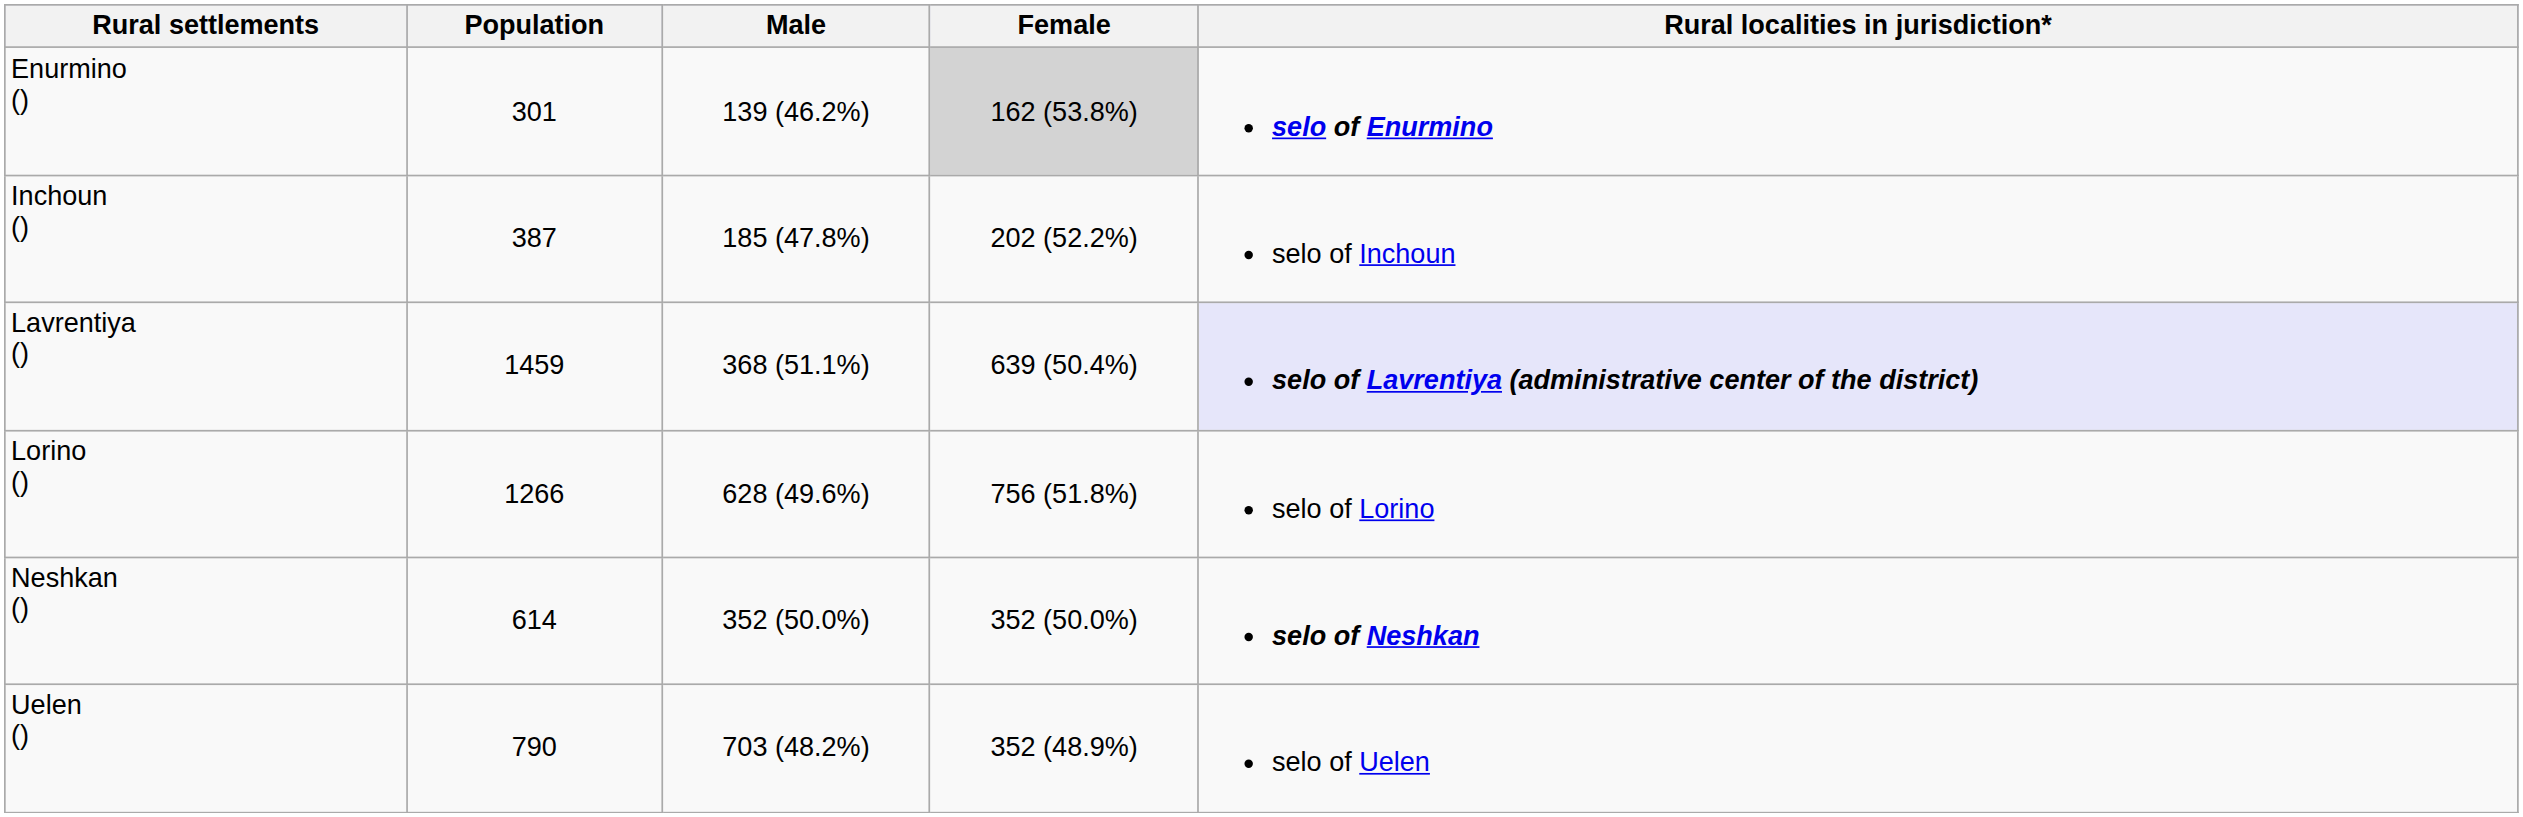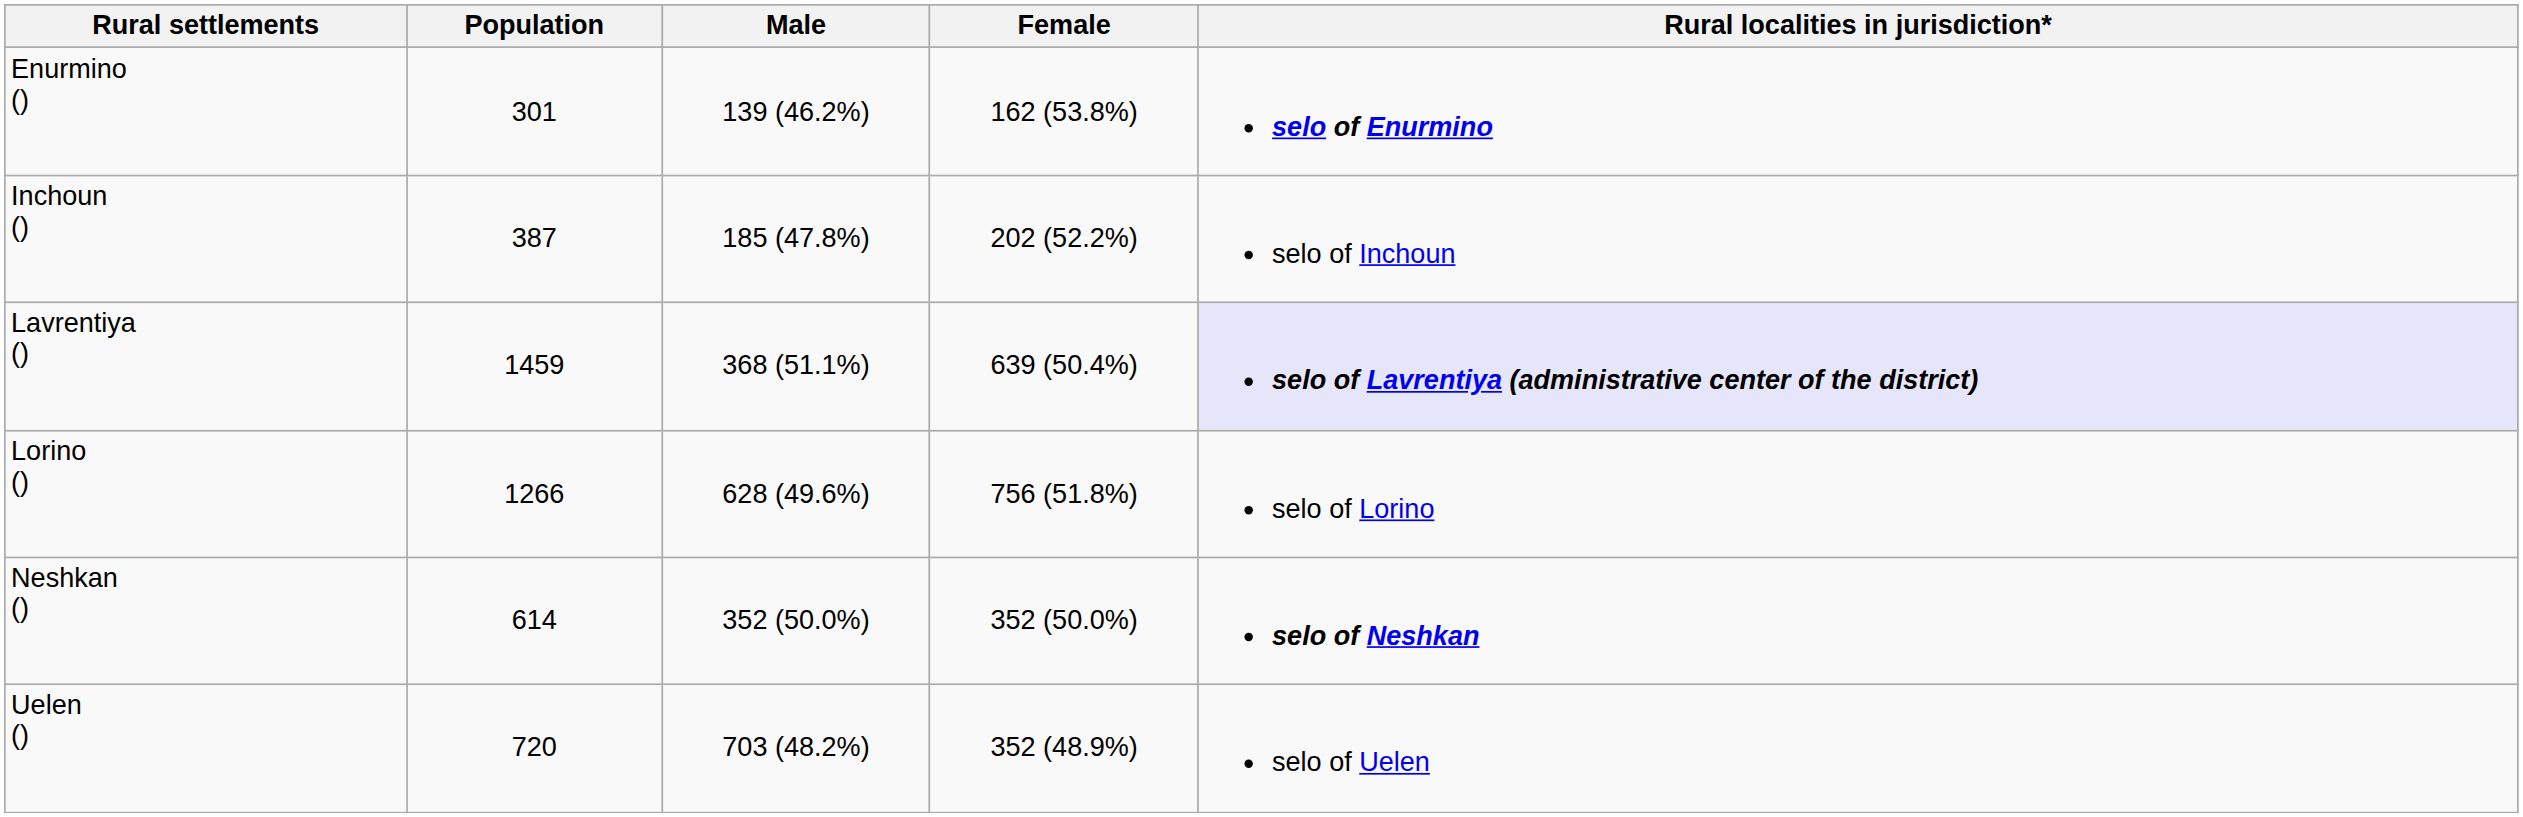(1064, 111) lightgrey background -> (1064, 111) no background
(534, 747) 790 -> (534, 747) 720
